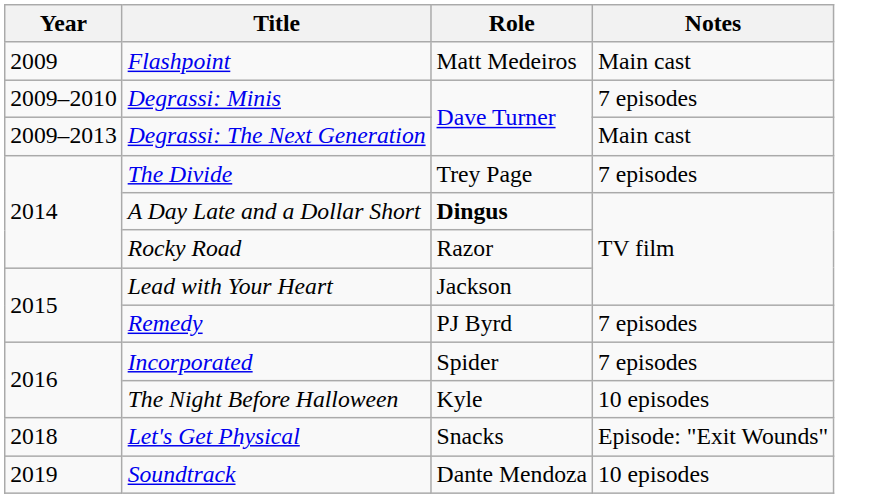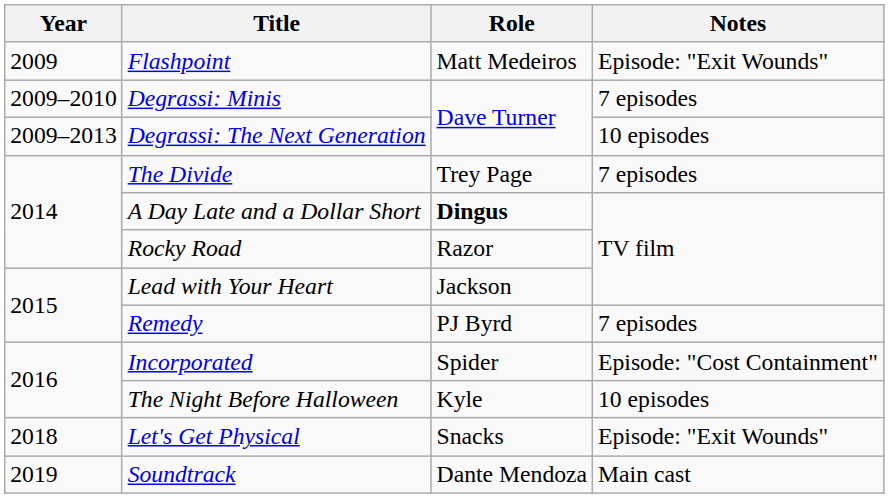(644, 60) Main cast -> (713, 60) Episode: "Exit Wounds"
(644, 135) Main cast -> (654, 135) 10 episodes
(648, 361) 7 episodes -> (738, 361) Episode: "Cost Containment"
(654, 473) 10 episodes -> (644, 473) Main cast
